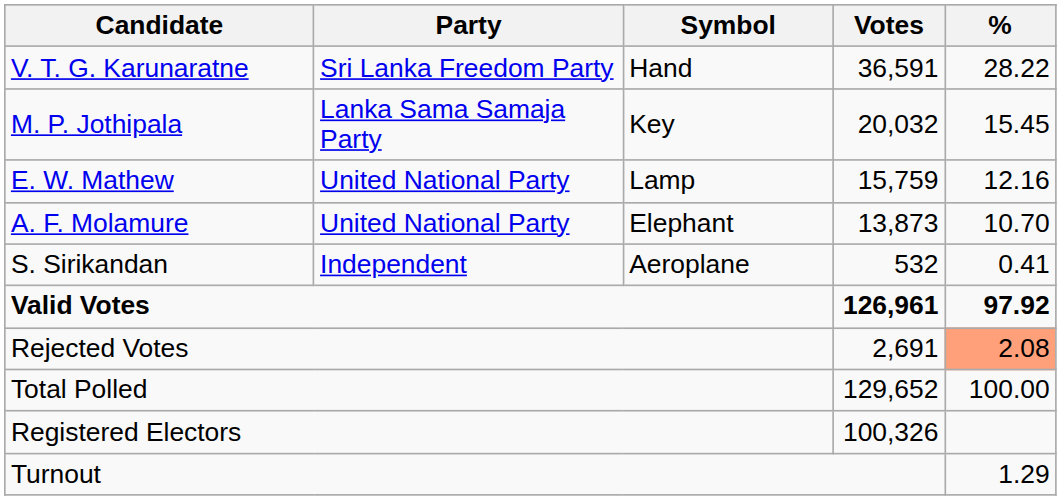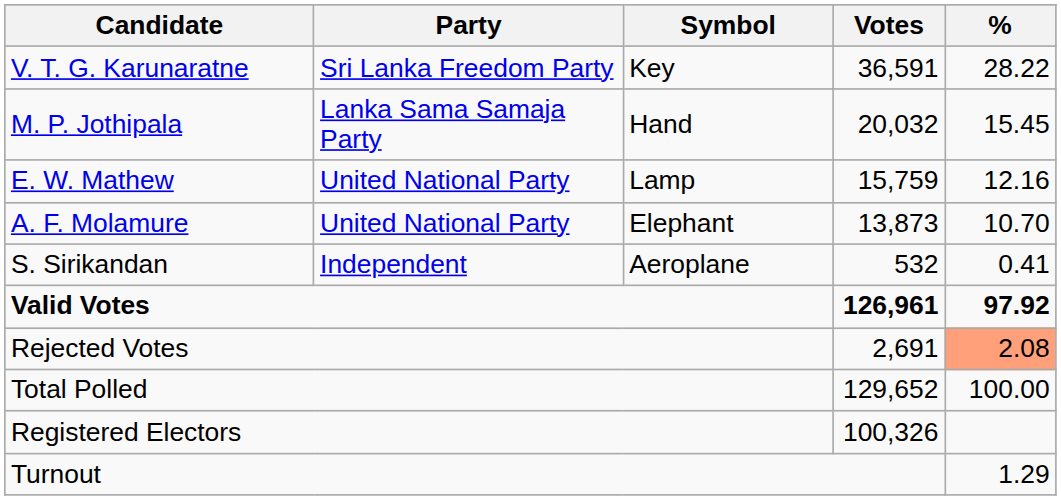(661, 67) Hand -> (652, 67) Key
(652, 124) Key -> (661, 124) Hand
